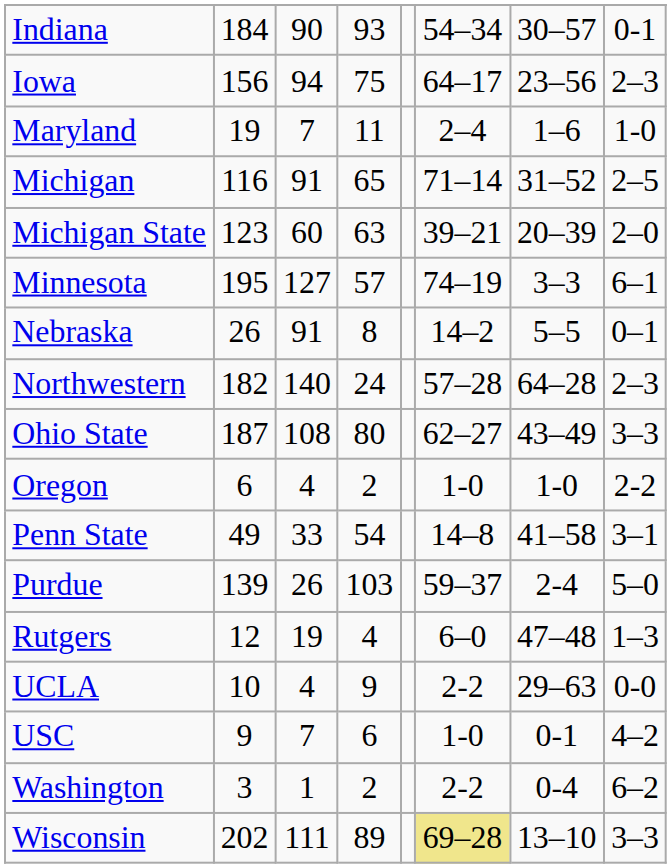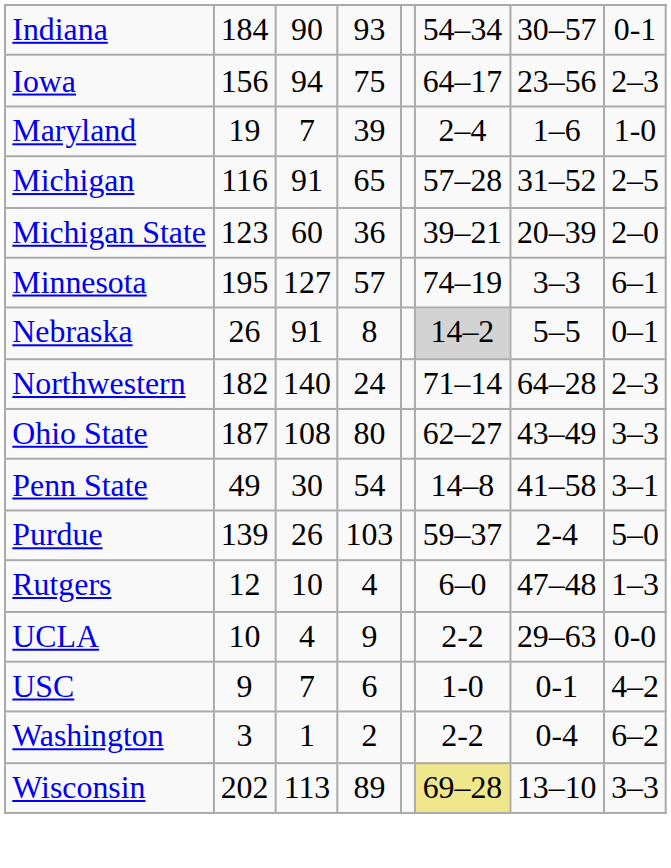(369, 130) 11 -> (369, 130) 39
(462, 181) 71–14 -> (462, 181) 57–28
(369, 231) 63 -> (369, 231) 36
(462, 332) no background -> (462, 332) lightgrey background
(462, 383) 57–28 -> (462, 383) 71–14
- row: (60, 484)
(307, 534) 33 -> (307, 484) 30
(307, 635) 19 -> (307, 585) 10
(307, 837) 111 -> (307, 787) 113
